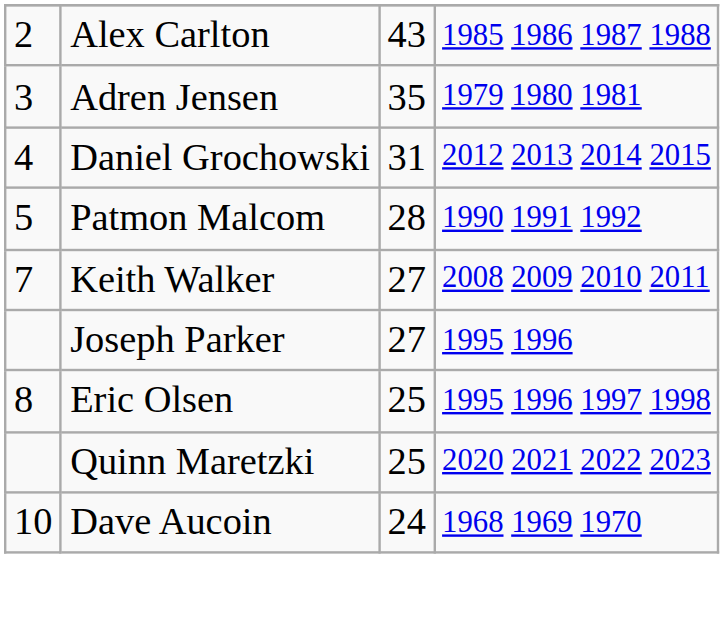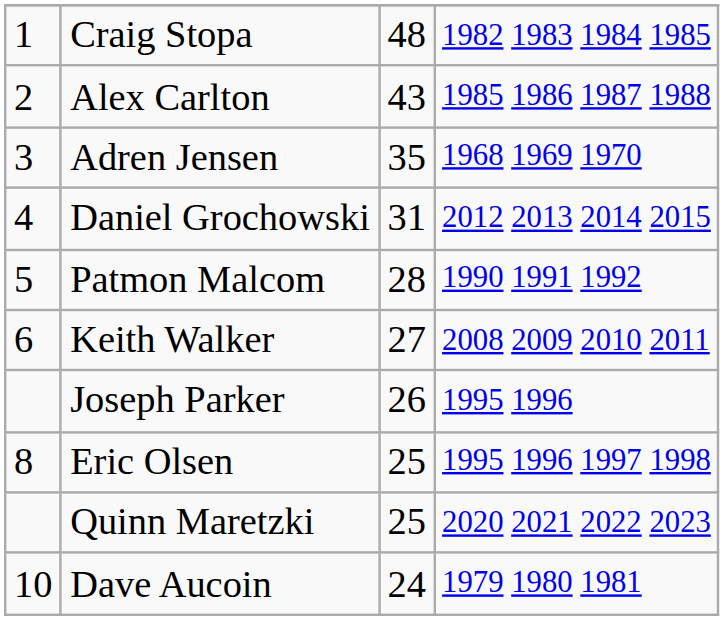+ row: (161, 34)
(542, 95) 1979 1980 1981 -> (542, 156) 1968 1969 1970
(24, 278) 7 -> (24, 339) 6
(407, 339) 27 -> (407, 400) 26
(542, 522) 1968 1969 1970 -> (542, 583) 1979 1980 1981
